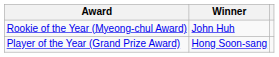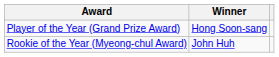rows swapped: (93, 44) <-> (97, 28)
